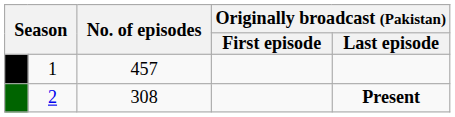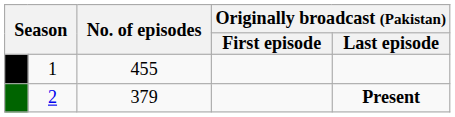(144, 68) 457 -> (144, 68) 455
(144, 97) 308 -> (144, 97) 379
